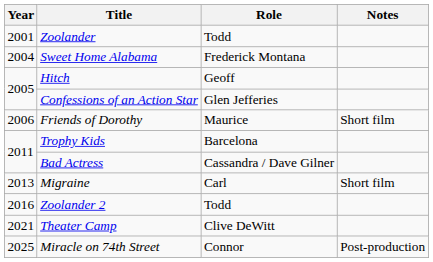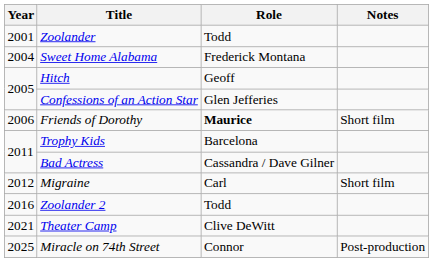(226, 120) normal -> (228, 120) bold
(21, 183) 2013 -> (21, 183) 2012
